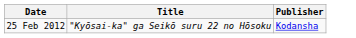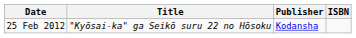+ column: (338, 12)
